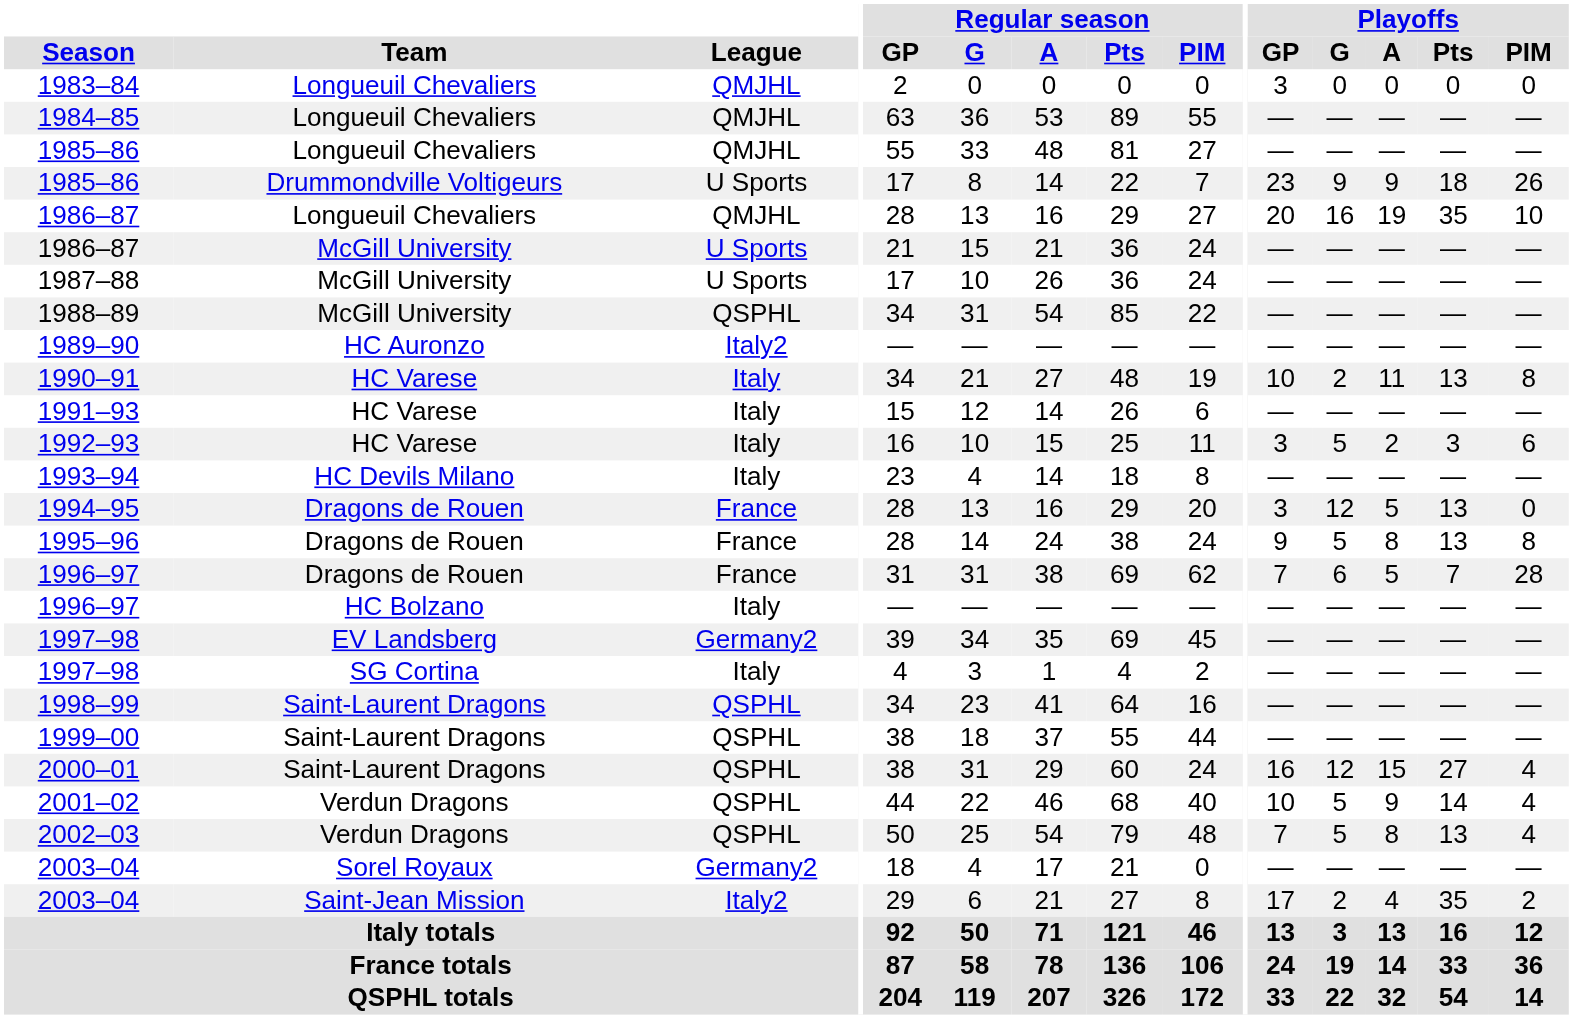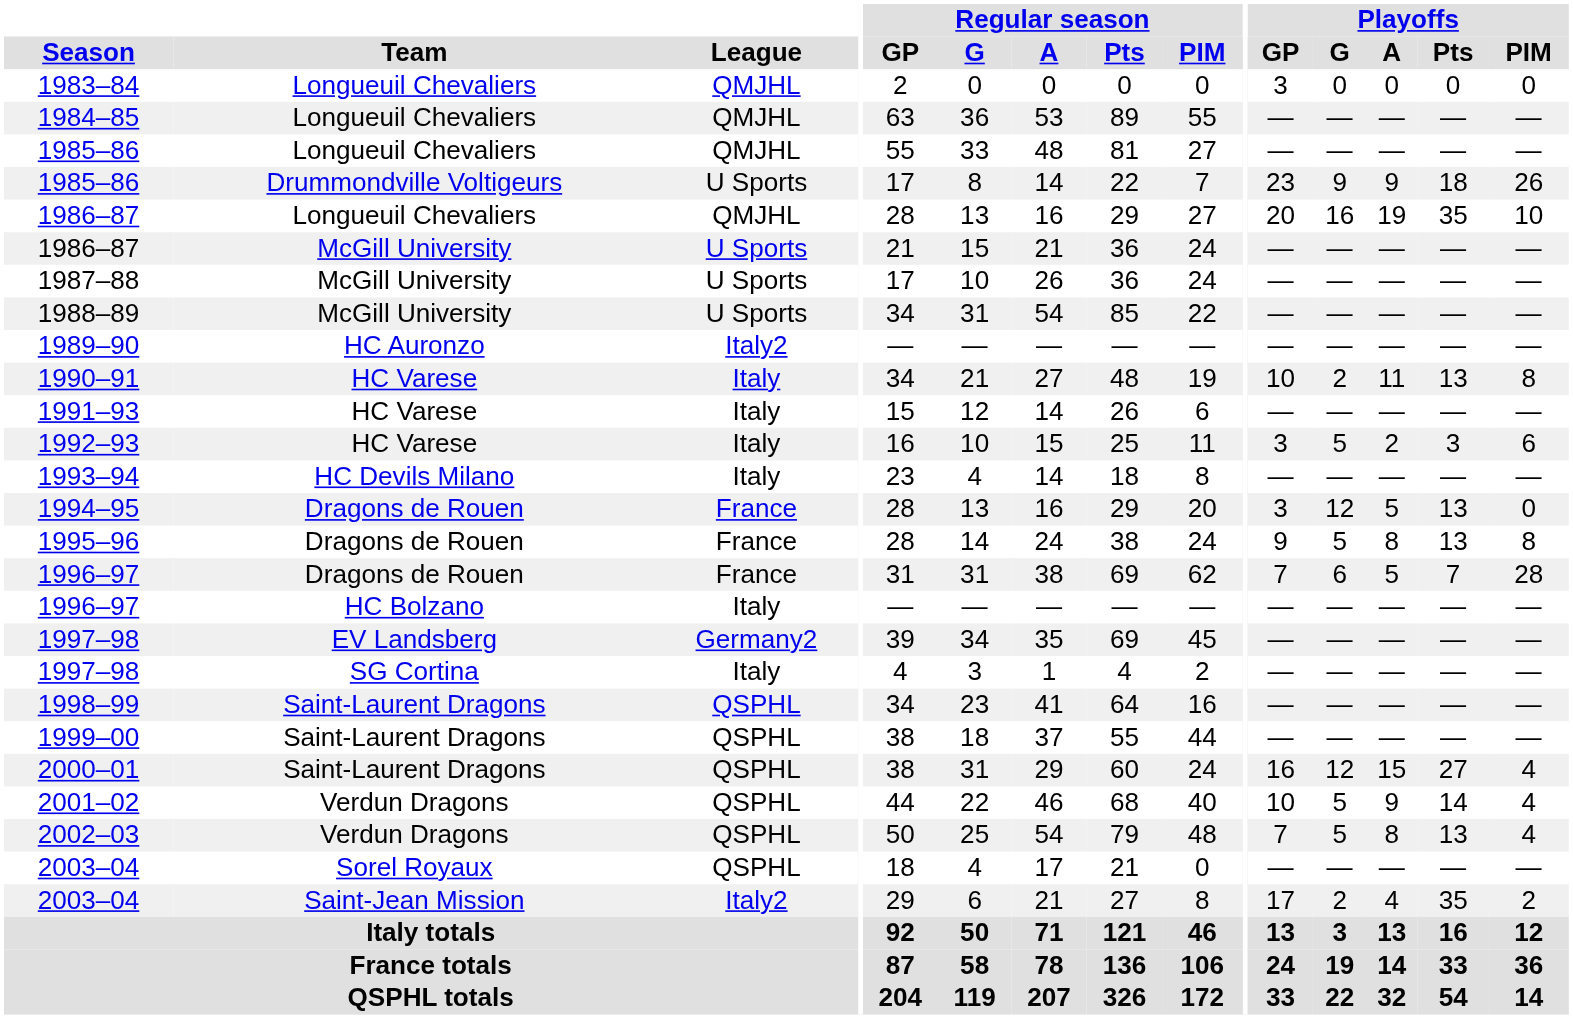(756, 313) QSPHL -> (756, 313) U Sports
(756, 867) Germany2 -> (756, 867) QSPHL
